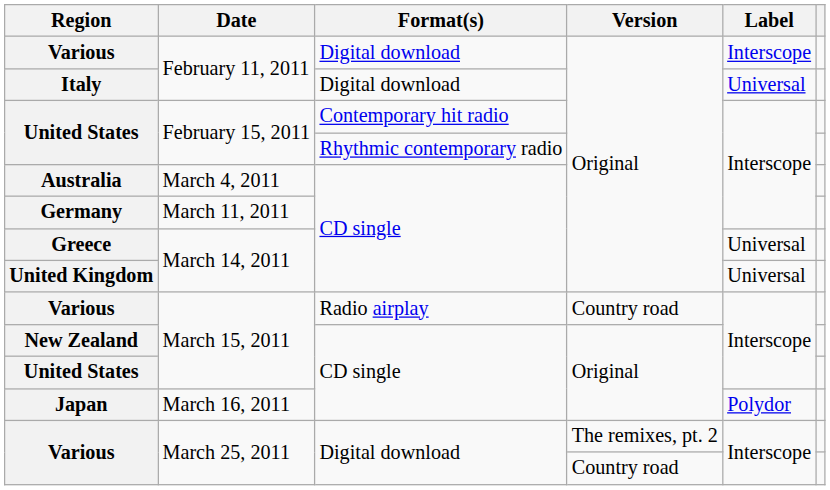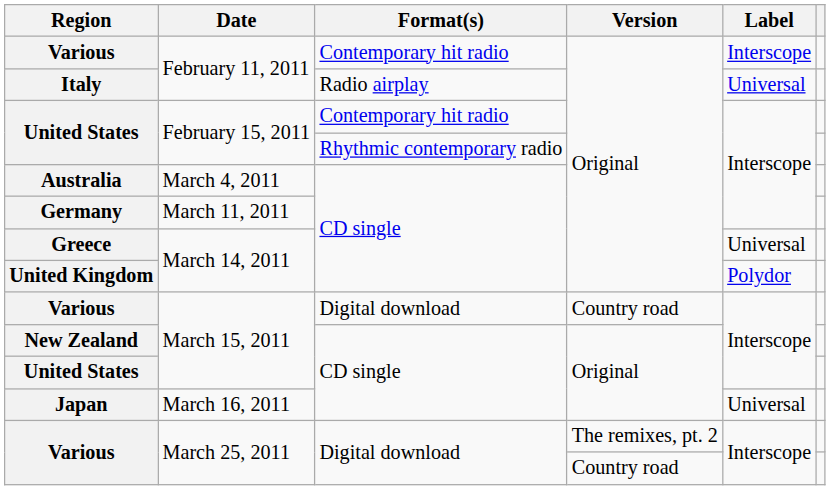(390, 52) Digital download -> (414, 52) Contemporary hit radio
(390, 84) Digital download -> (374, 84) Radio airplay
(766, 276) Universal -> (759, 276) Polydor
(374, 308) Radio airplay -> (390, 308) Digital download
(759, 404) Polydor -> (766, 404) Universal
